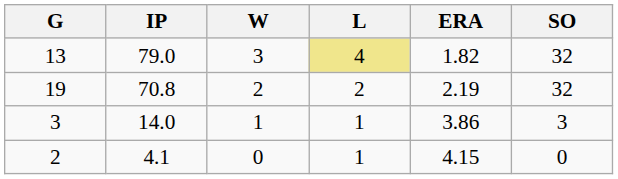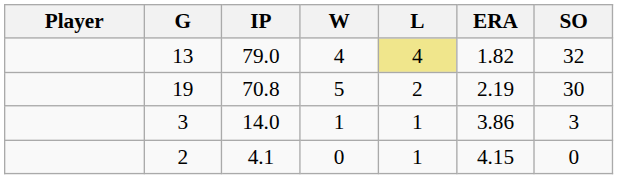+ column: (74, 21)
(258, 55) 3 -> (339, 55) 4
(258, 88) 2 -> (339, 88) 5
(562, 88) 32 -> (574, 88) 30
